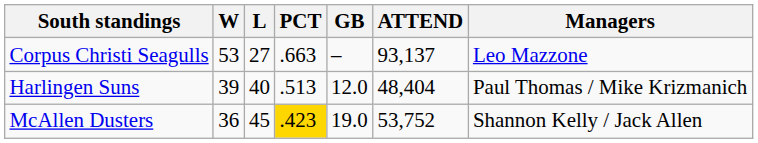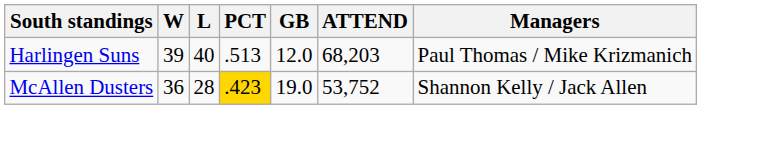- row: (109, 54)
(406, 87) 48,404 -> (351, 54) 68,203
(259, 120) 45 -> (204, 87) 28
